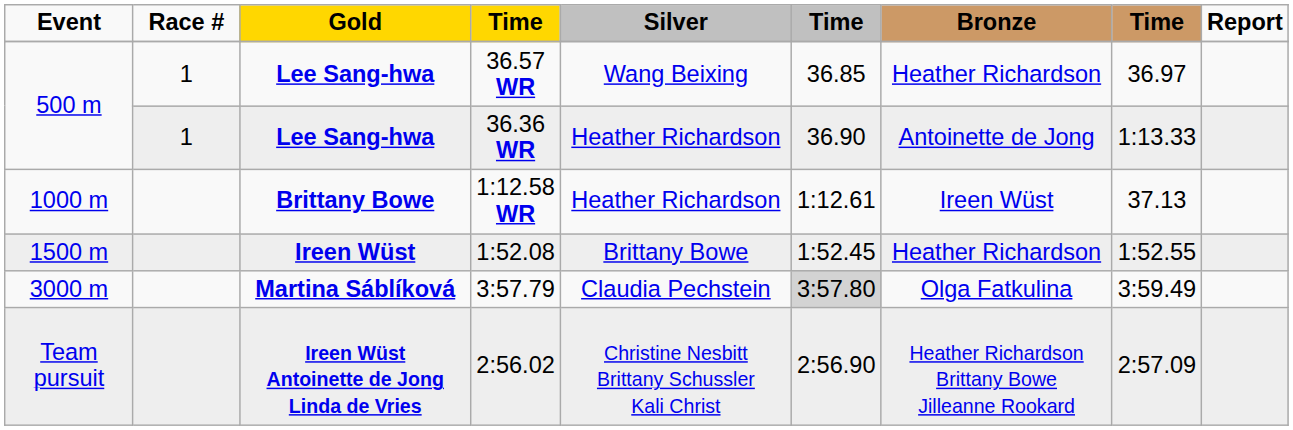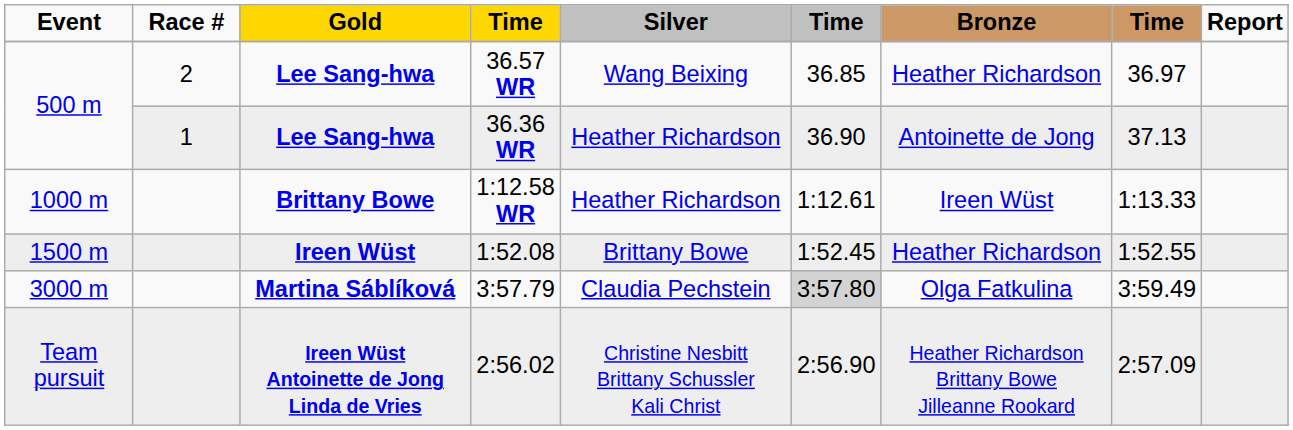(186, 73) 1 -> (186, 73) 2
(1157, 137) 1:13.33 -> (1157, 137) 37.13
(1157, 201) 37.13 -> (1157, 201) 1:13.33
